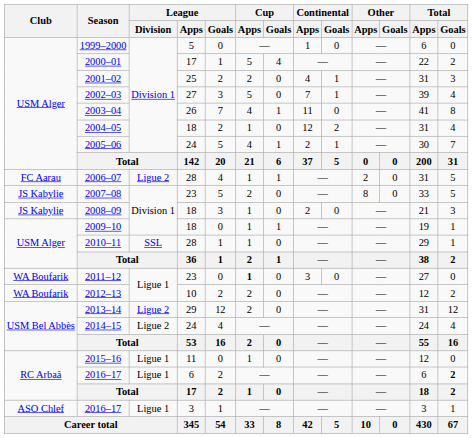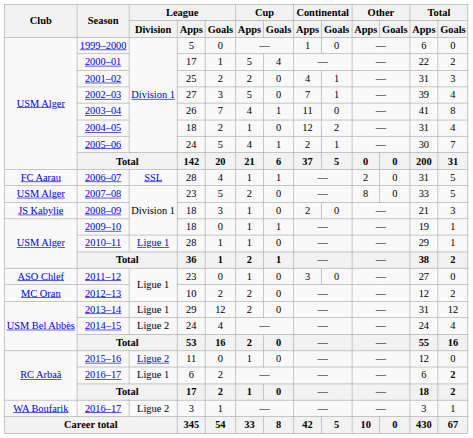(153, 177) Ligue 2 -> (153, 177) SSL
(41, 194) JS Kabylie -> (41, 194) USM Alger
(153, 243) SSL -> (153, 243) Ligue 1
(41, 276) WA Boufarik -> (41, 276) ASO Chlef
(249, 276) bold -> (249, 276) normal
(41, 293) WA Boufarik -> (41, 293) MC Oran
(153, 309) Ligue 2 -> (153, 309) Ligue 1
(153, 359) Ligue 1 -> (153, 359) Ligue 2
(41, 408) ASO Chlef -> (41, 408) WA Boufarik
(153, 408) Ligue 1 -> (153, 408) Ligue 2
